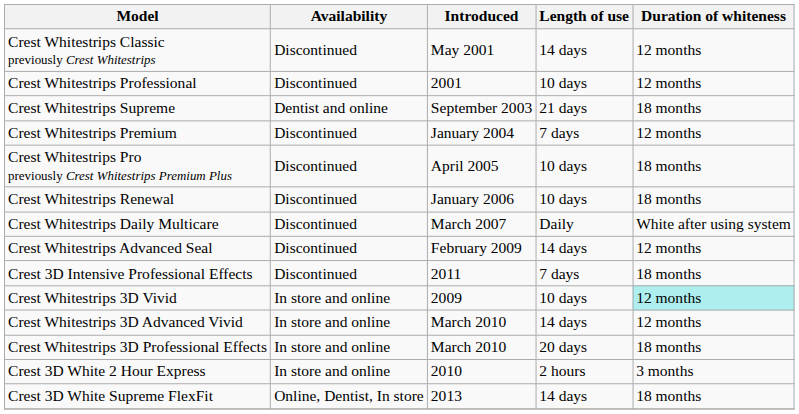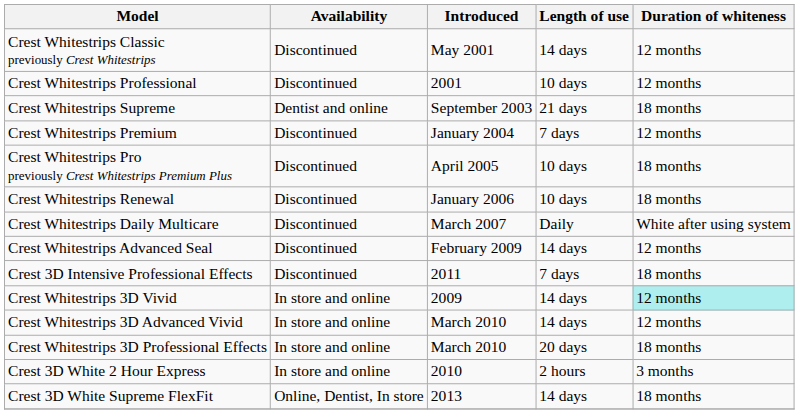(563, 297) 10 days -> (563, 297) 14 days
